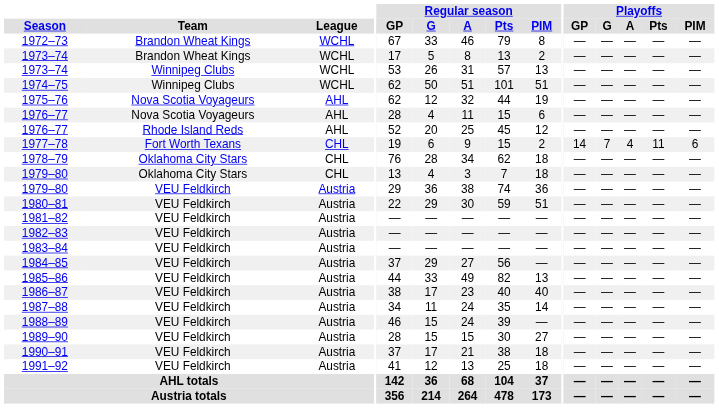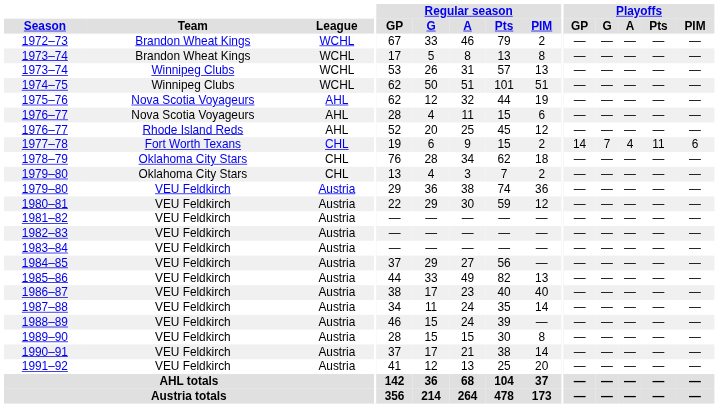(542, 41) 8 -> (542, 41) 2
(542, 55) 2 -> (542, 55) 8
(542, 174) 18 -> (542, 174) 2
(542, 203) 51 -> (542, 203) 12
(542, 337) 27 -> (542, 337) 8
(542, 351) 18 -> (542, 351) 14
(542, 366) 18 -> (542, 366) 20
